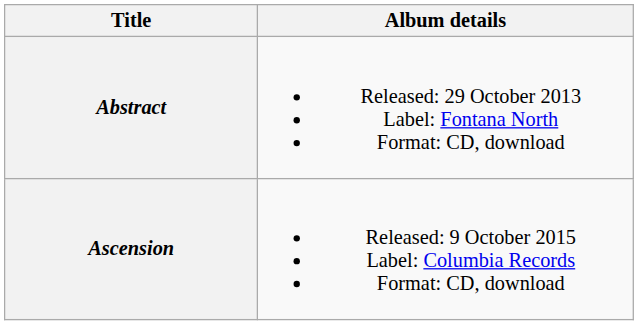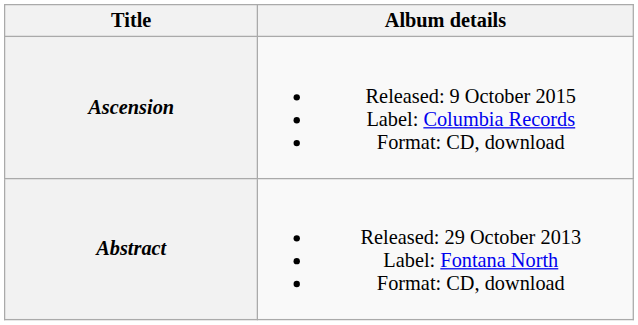rows swapped: (131, 107) <-> (131, 248)
